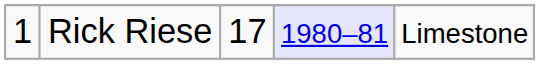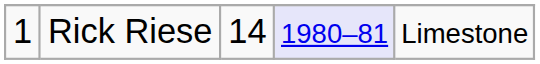(247, 31) 17 -> (247, 31) 14
